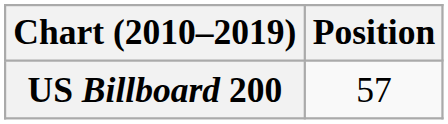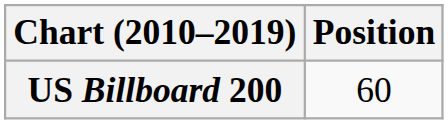(374, 88) 57 -> (374, 88) 60
